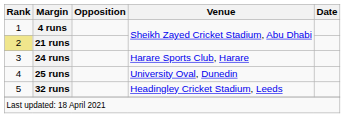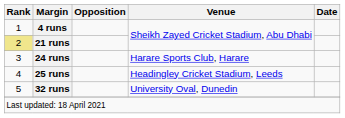(184, 74) University Oval, Dunedin -> (206, 74) Headingley Cricket Stadium, Leeds
(206, 89) Headingley Cricket Stadium, Leeds -> (184, 89) University Oval, Dunedin
